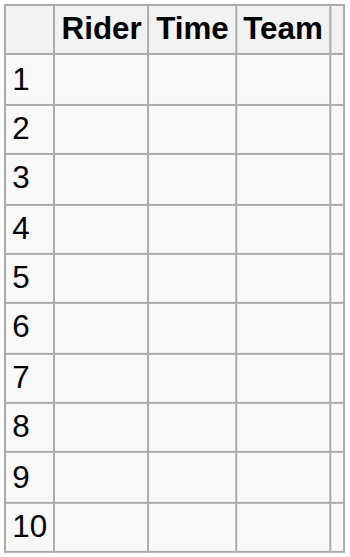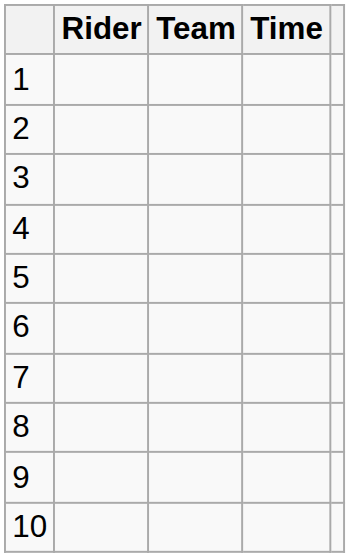columns swapped: (283, 29) <-> (192, 29)
